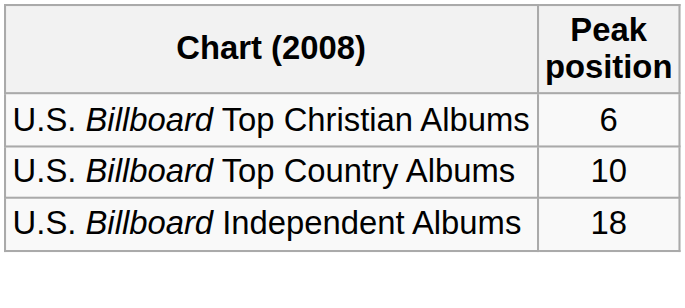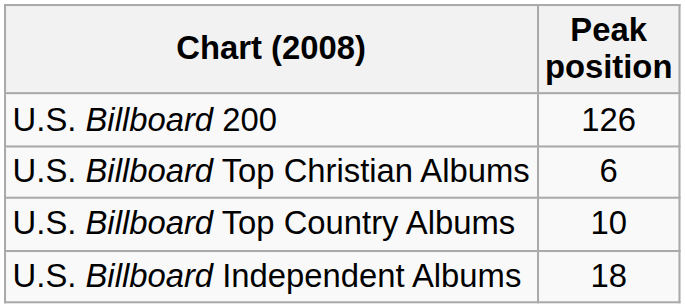+ row: (145, 119)
